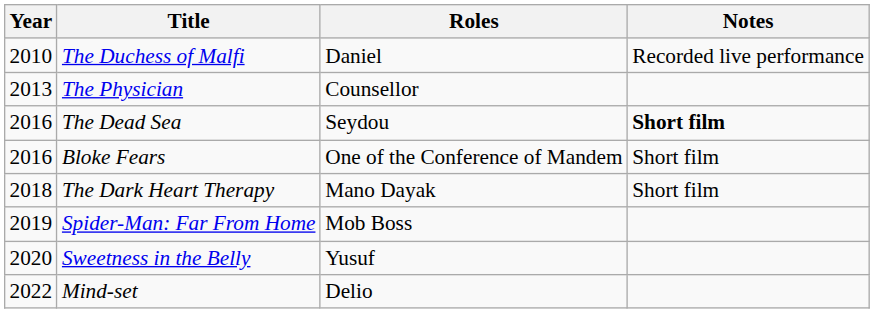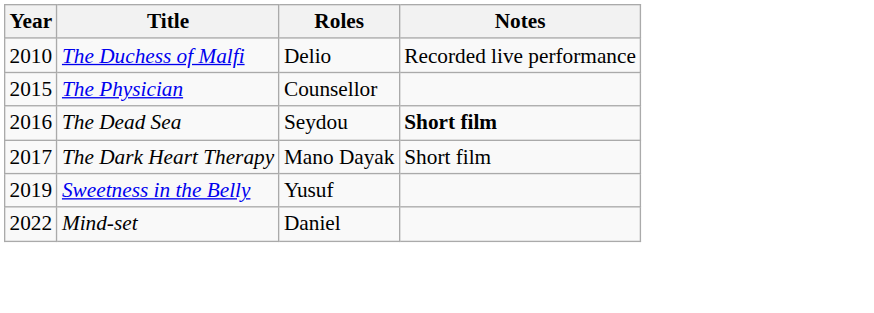(354, 55) Daniel -> (308, 55) Delio
(31, 88) 2013 -> (31, 88) 2015
- row: (114, 156)
(31, 190) 2018 -> (31, 156) 2017
- row: (189, 223)
(31, 257) 2020 -> (31, 190) 2019
(349, 291) Delio -> (312, 223) Daniel
